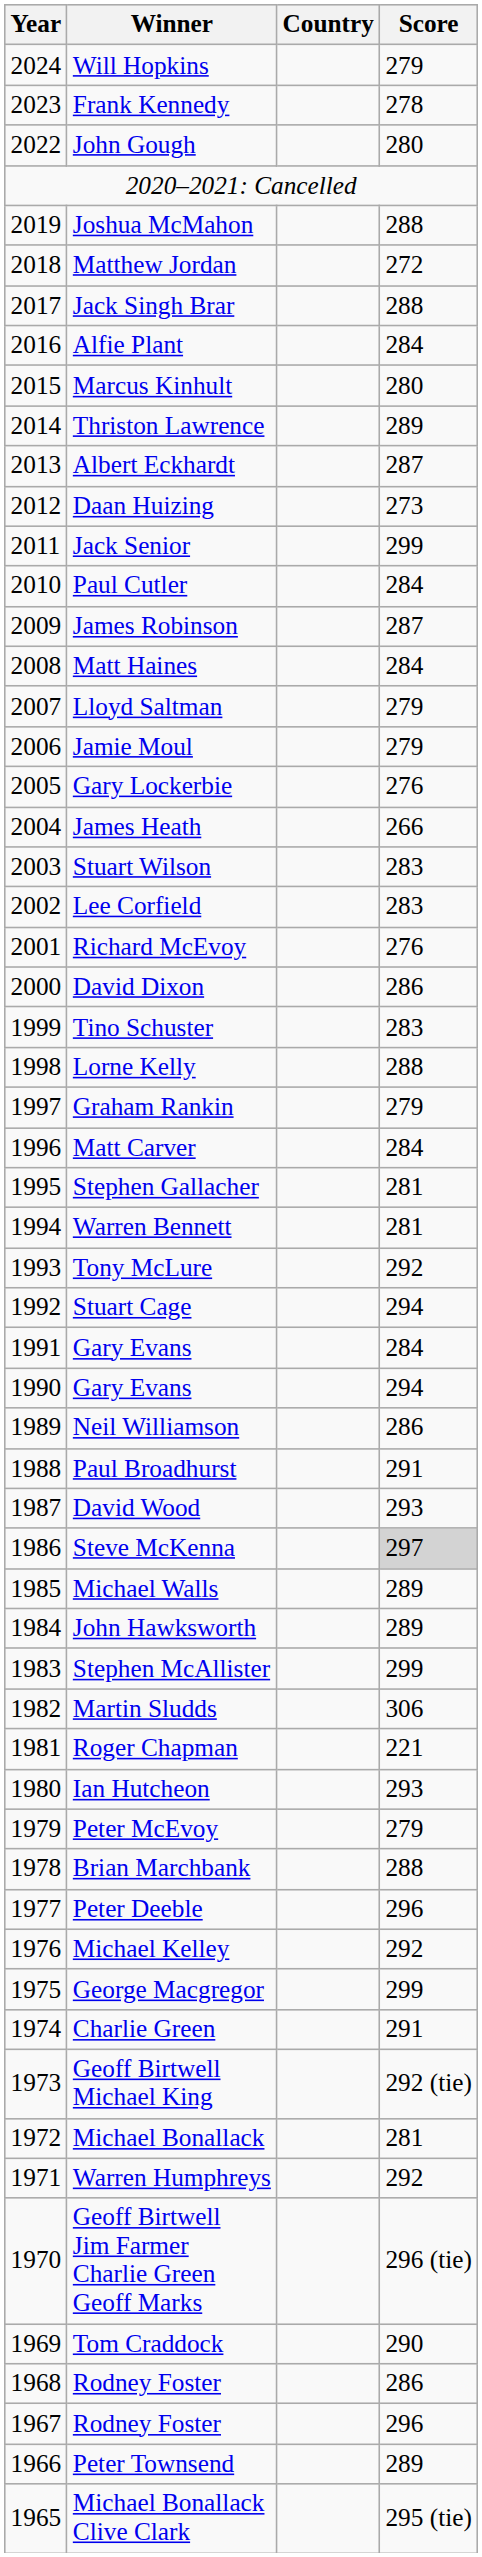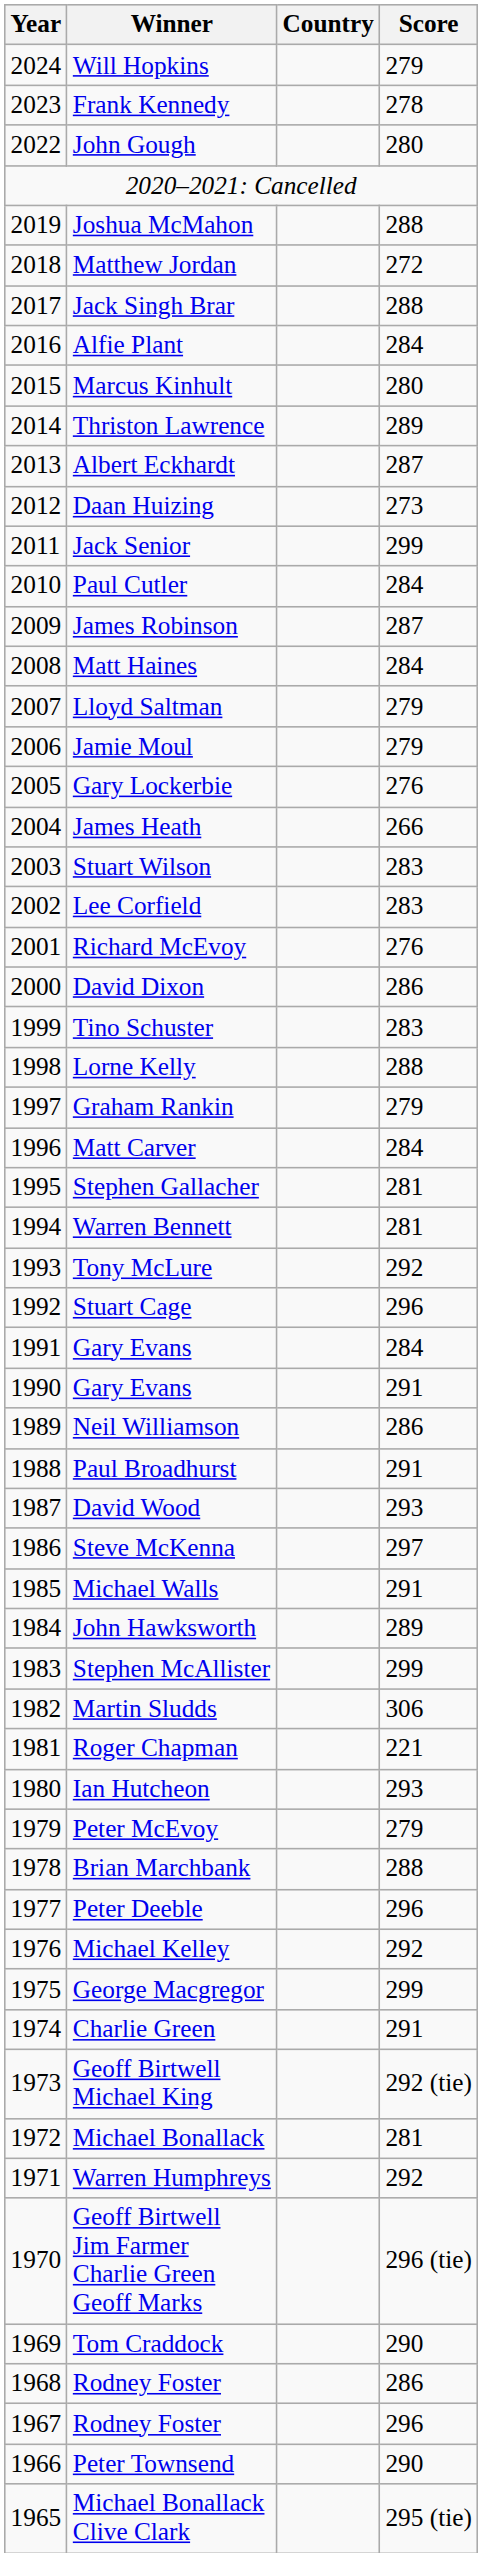(404, 1307) 294 -> (404, 1307) 296
(404, 1387) 294 -> (404, 1387) 291
(404, 1548) lightgrey background -> (404, 1548) no background
(404, 1588) 289 -> (404, 1588) 291
(404, 2463) 289 -> (404, 2463) 290
